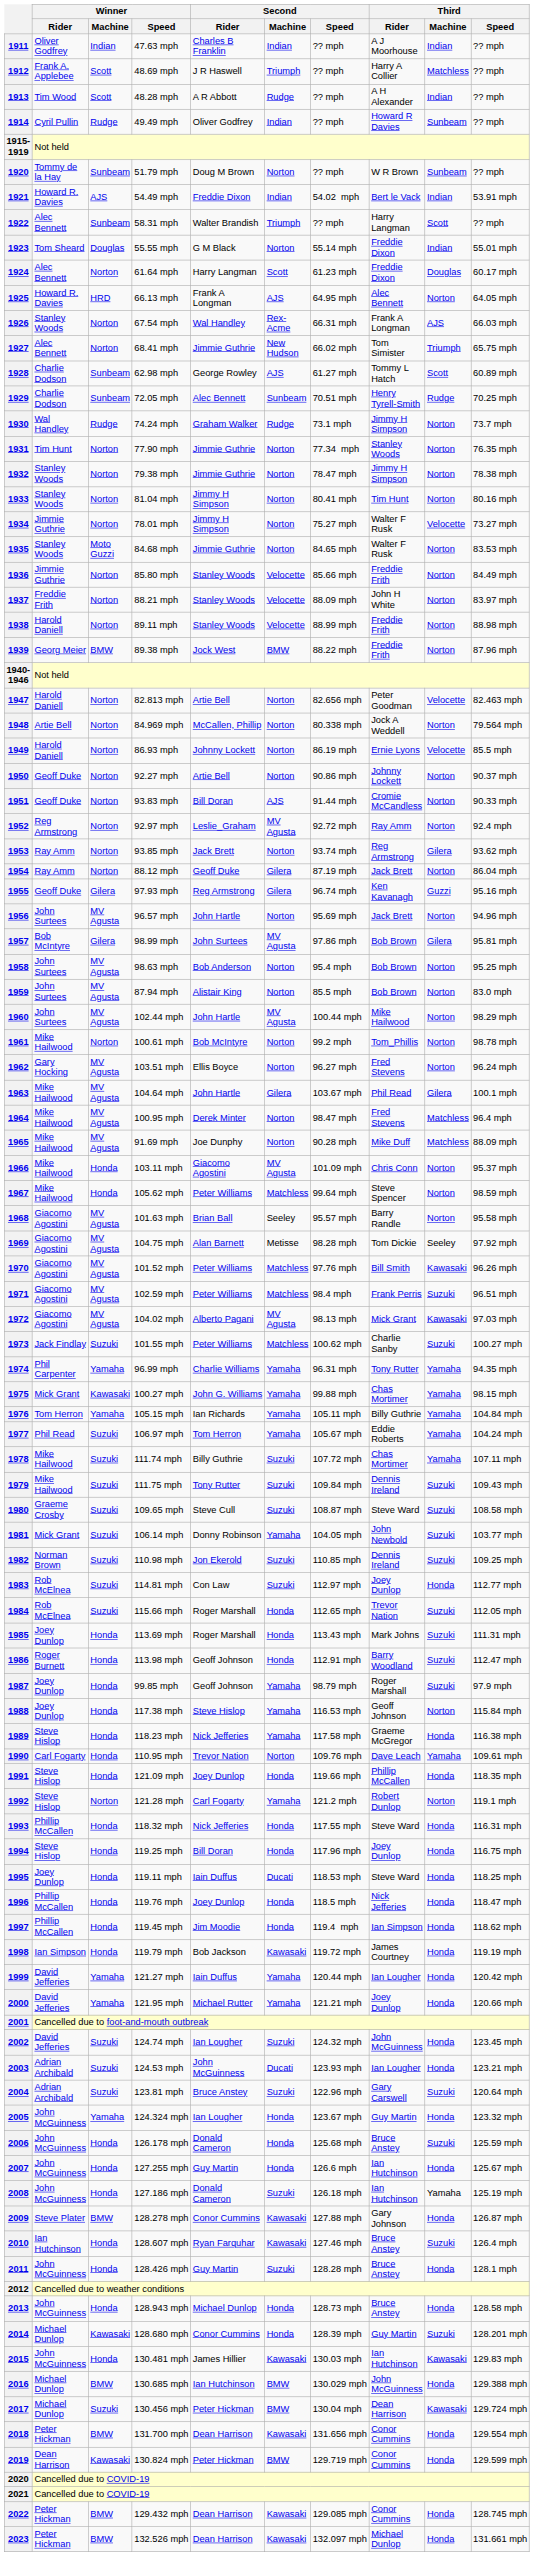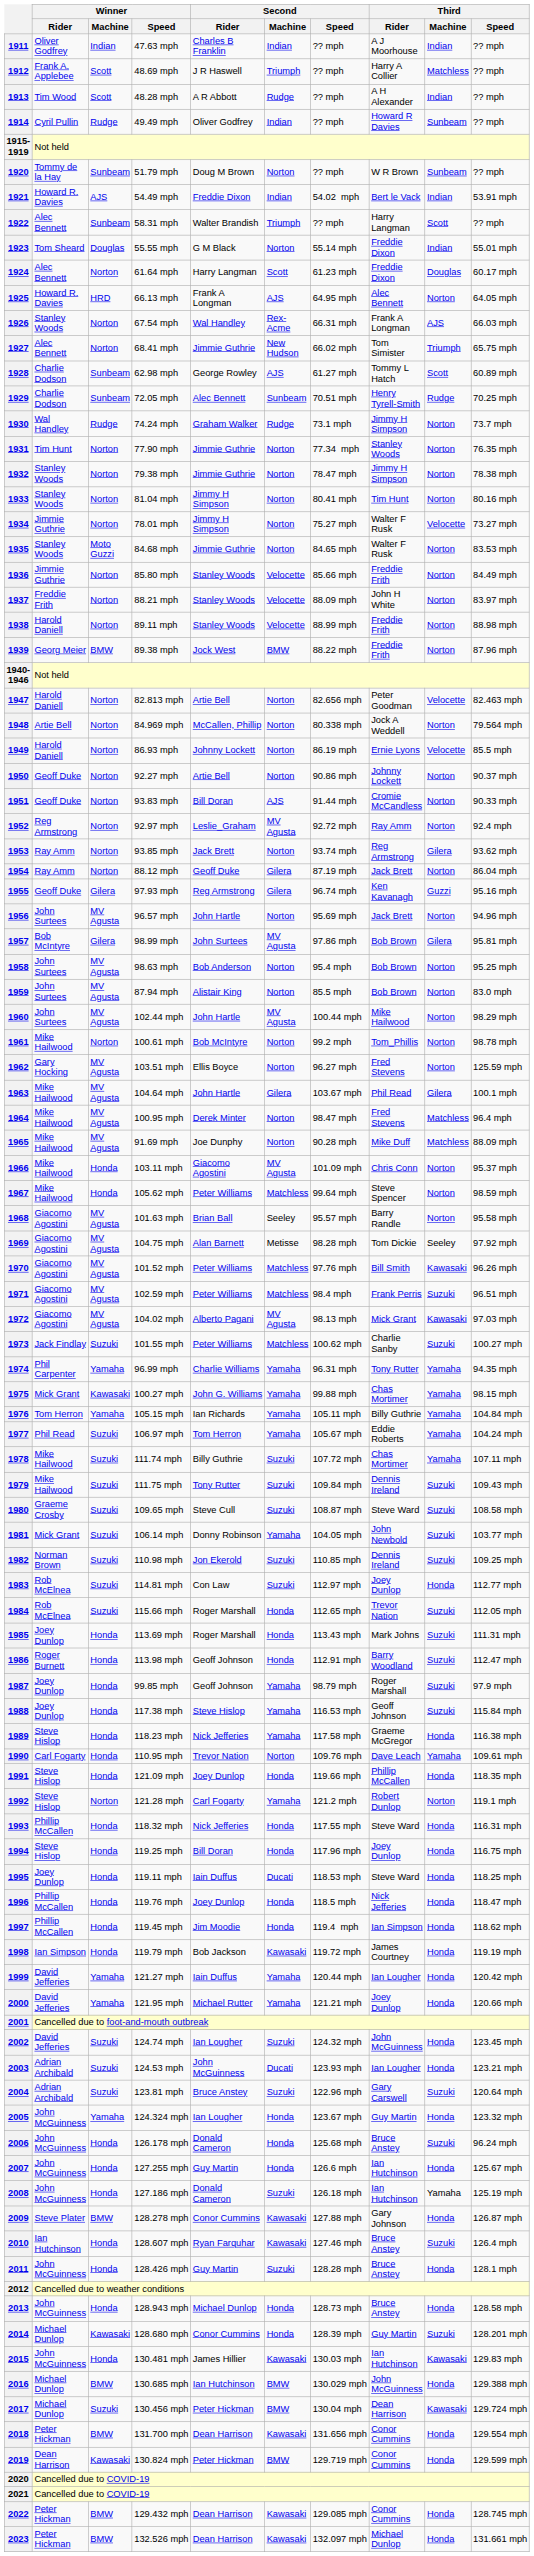(495, 1067) 96.24 mph -> (498, 1067) 125.59 mph
(441, 1711) Norton -> (441, 1711) Suzuki
(498, 2143) 125.59 mph -> (495, 2143) 96.24 mph
